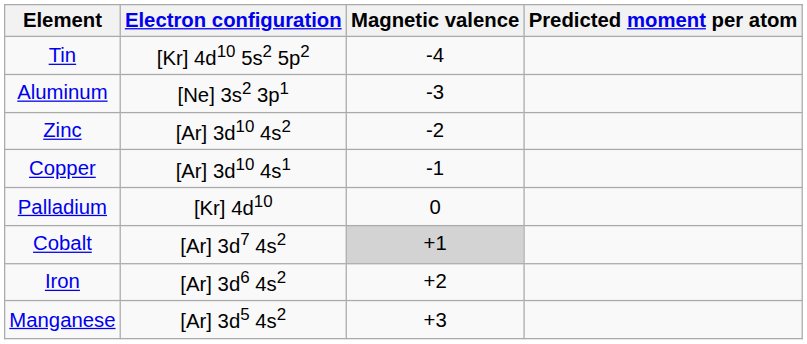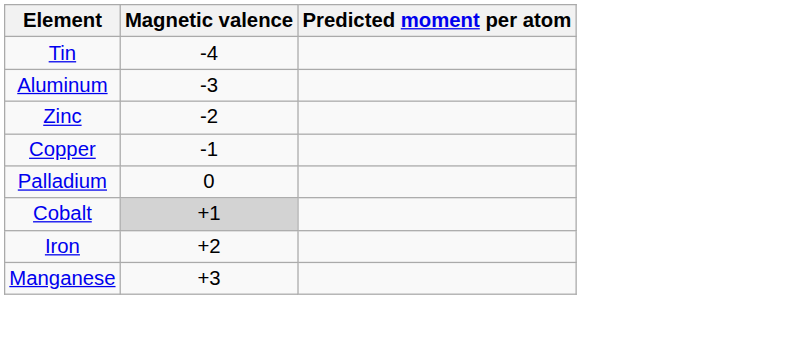- column: (233, 20)
